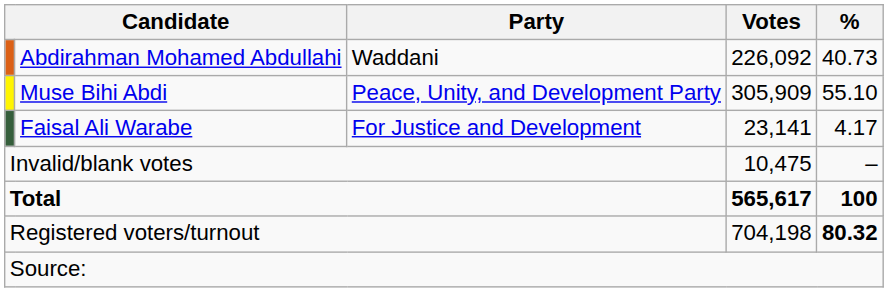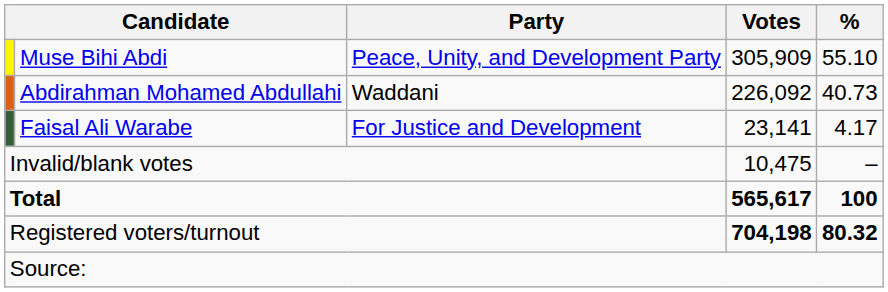rows swapped: (94, 92) <-> (181, 57)
(771, 233) normal -> (771, 233) bold
